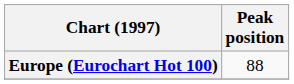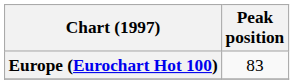(255, 65) 88 -> (255, 65) 83
